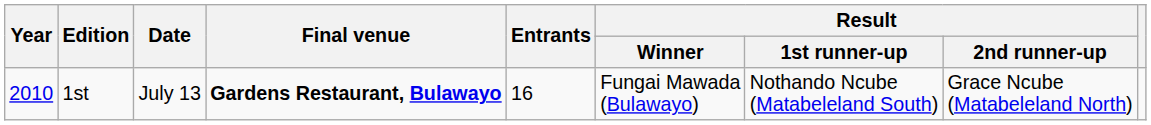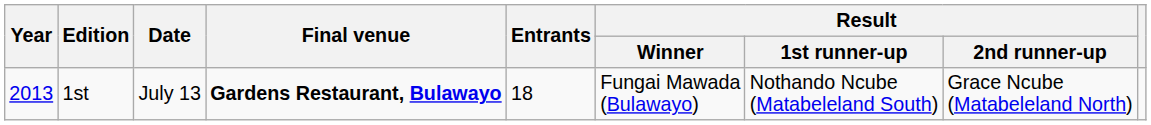(31, 94) 2010 -> (31, 94) 2013
(522, 94) 16 -> (522, 94) 18
